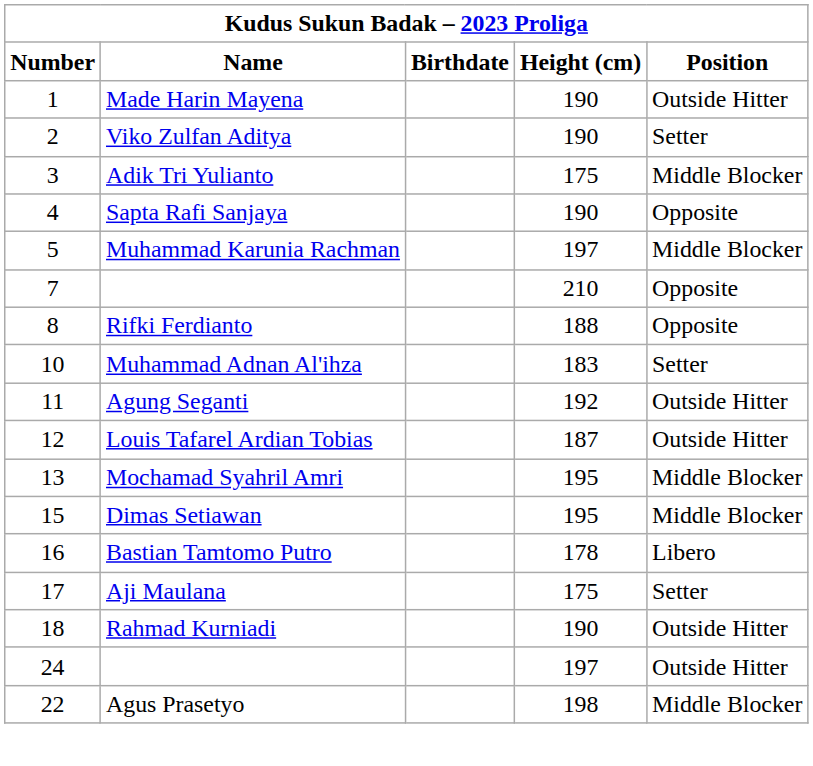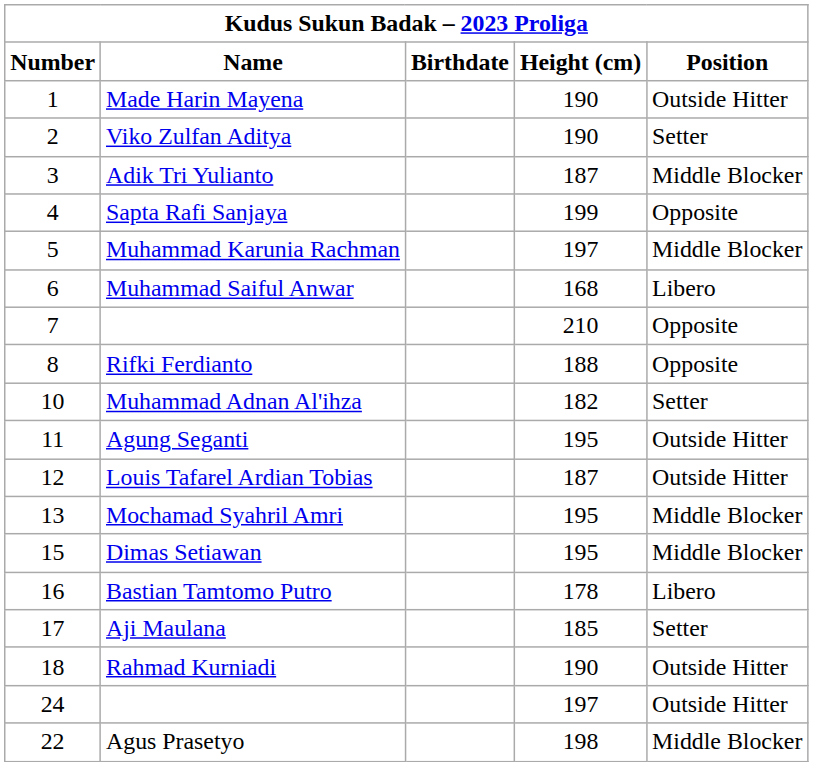(581, 174) 175 -> (581, 174) 187
(581, 212) 190 -> (581, 212) 199
+ row: (53, 288)
(581, 363) 183 -> (581, 401) 182
(581, 401) 192 -> (581, 439) 195
(581, 590) 175 -> (581, 628) 185
